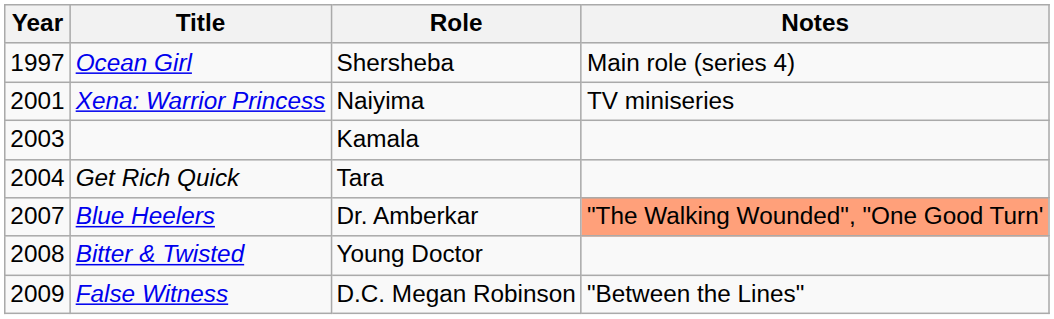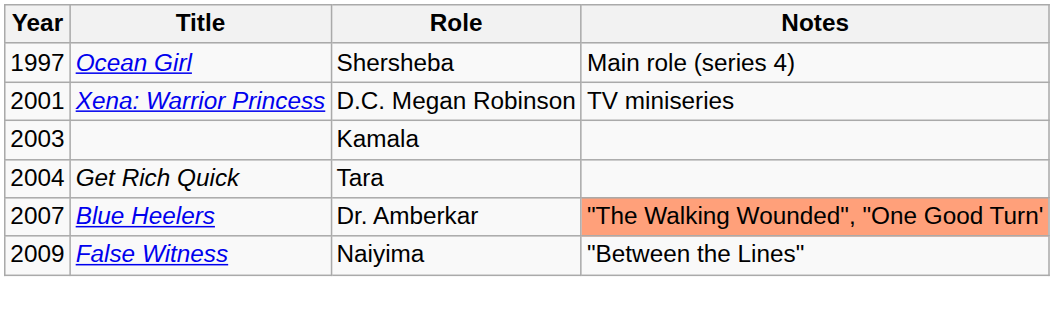(380, 100) Naiyima -> (456, 100) D.C. Megan Robinson
- row: (160, 255)
(456, 293) D.C. Megan Robinson -> (380, 255) Naiyima
